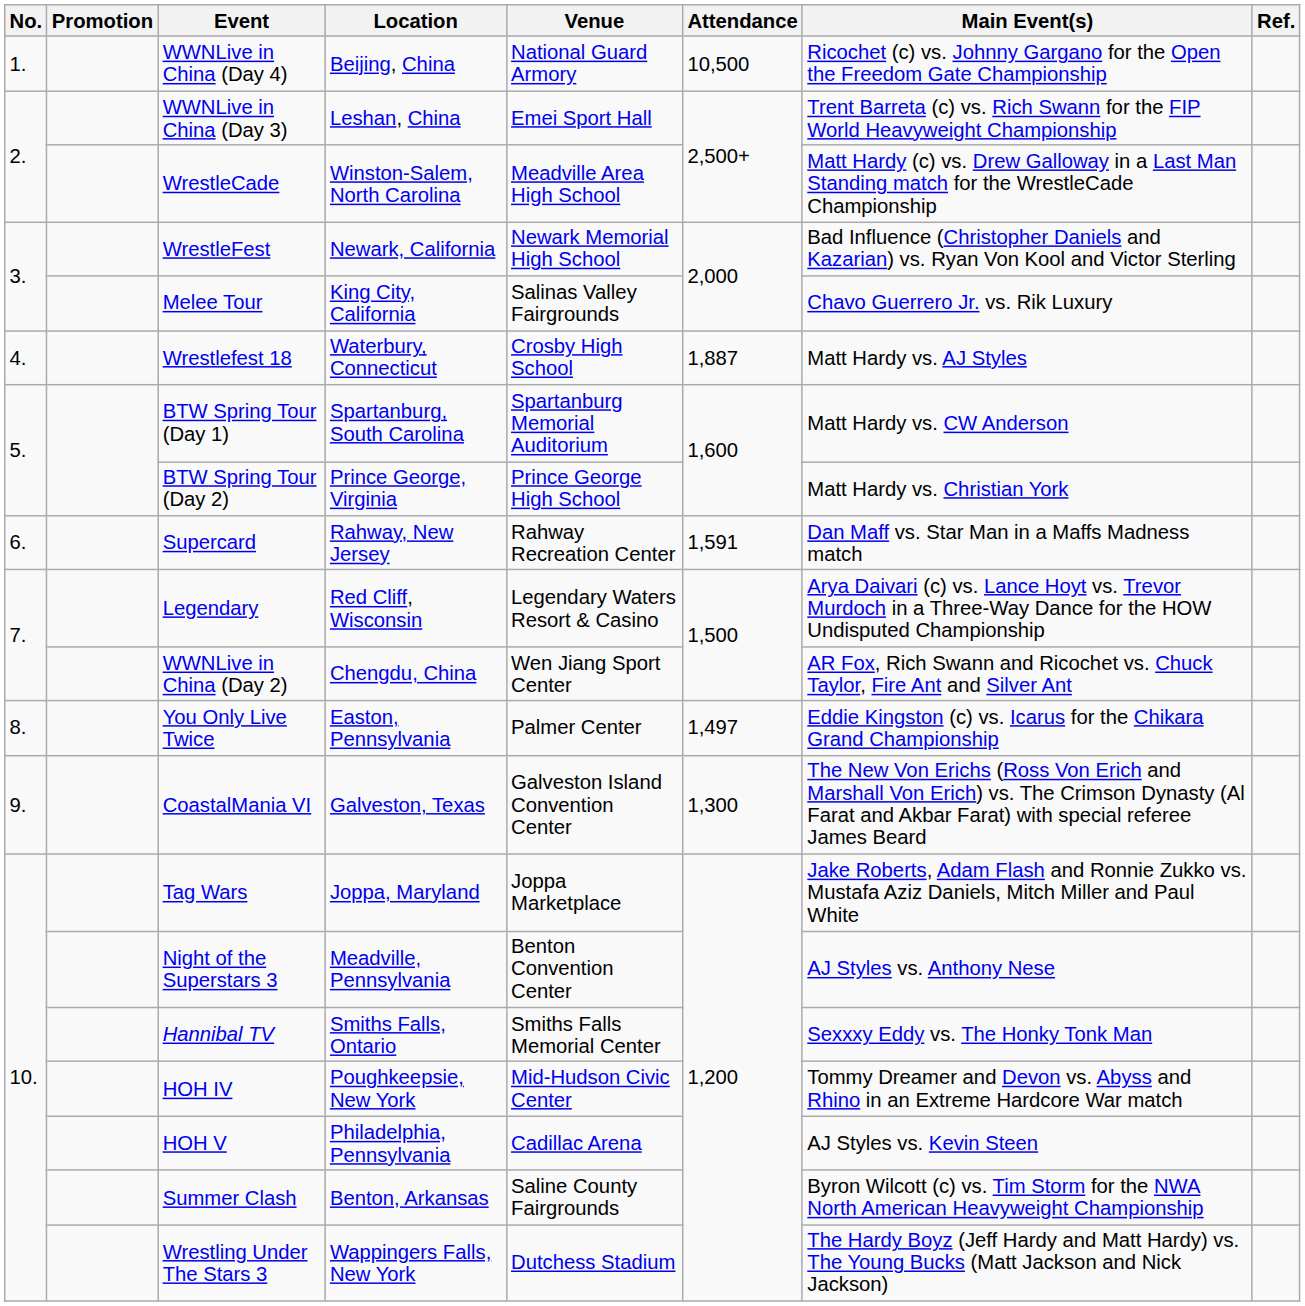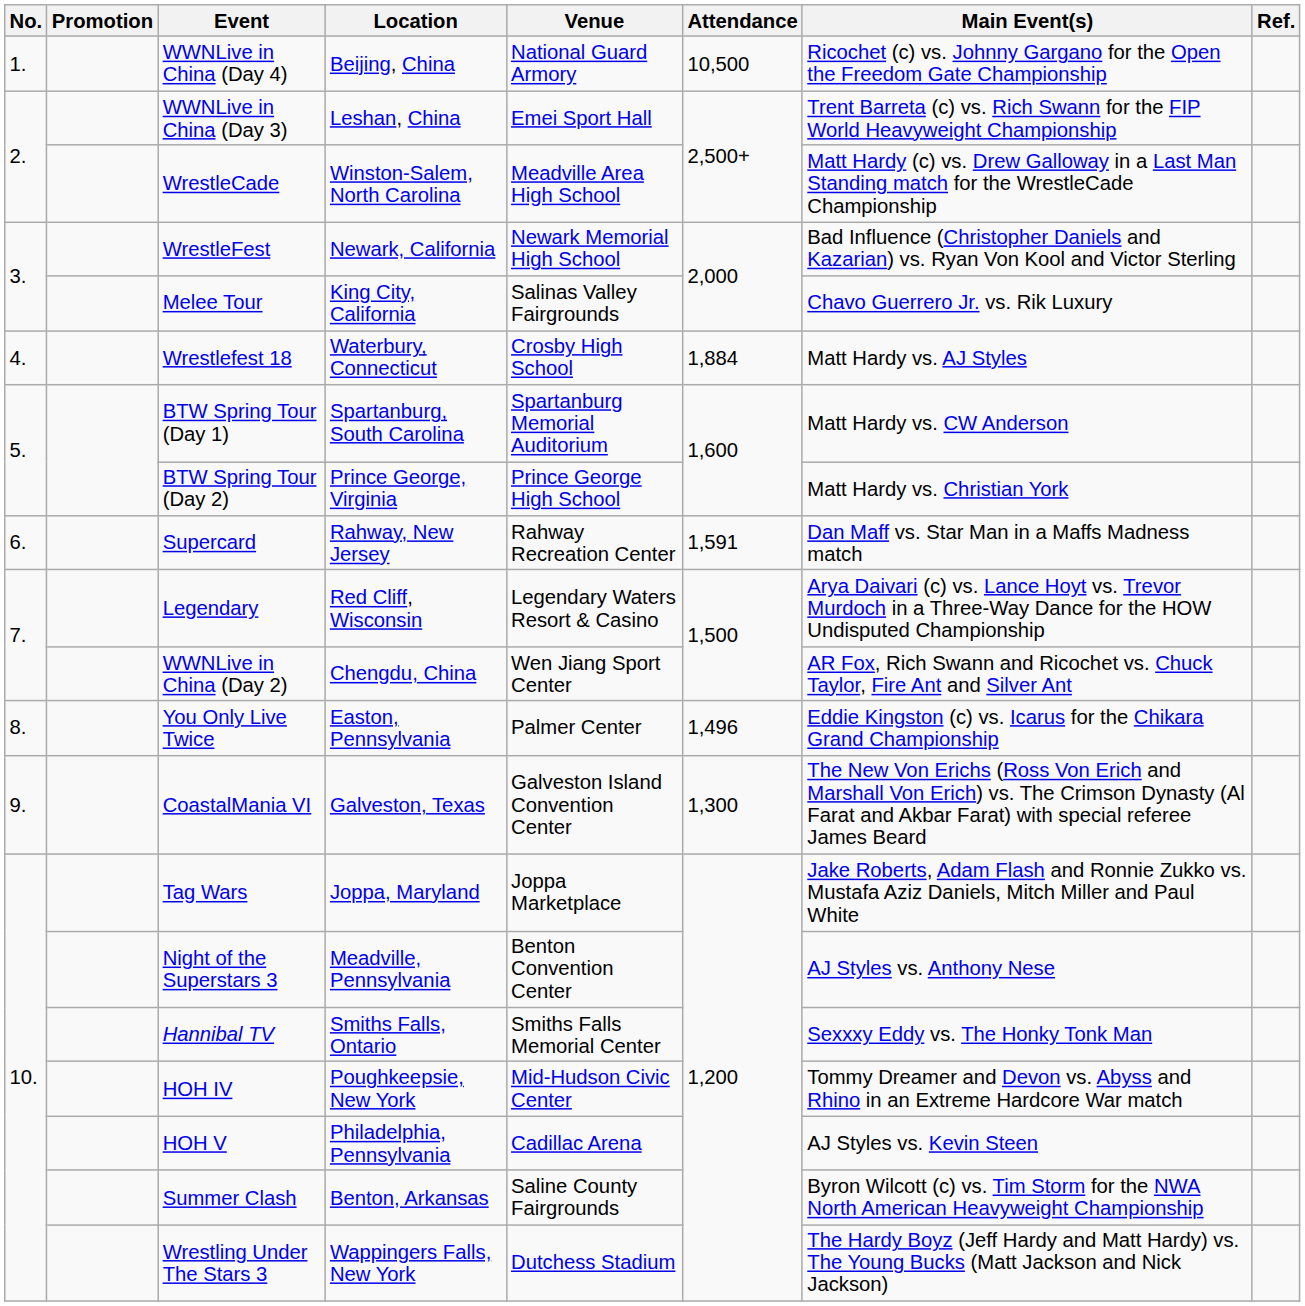(713, 357) 1,887 -> (713, 357) 1,884
(713, 728) 1,497 -> (713, 728) 1,496
